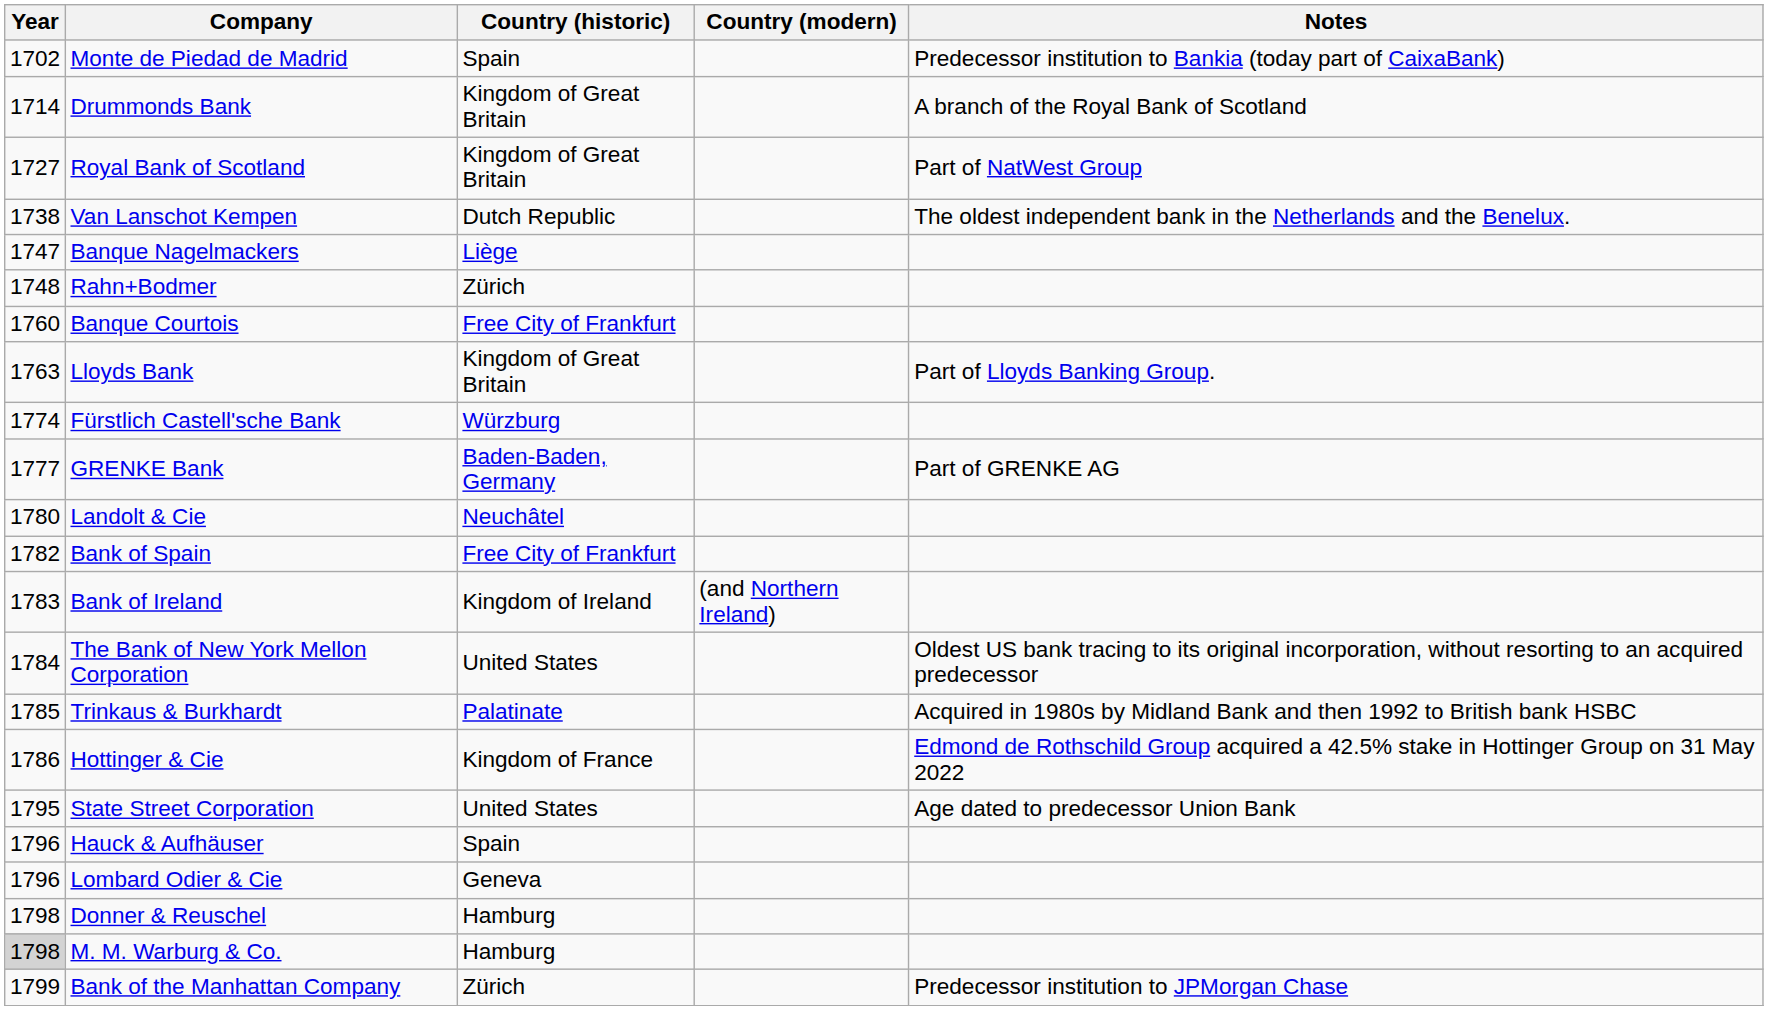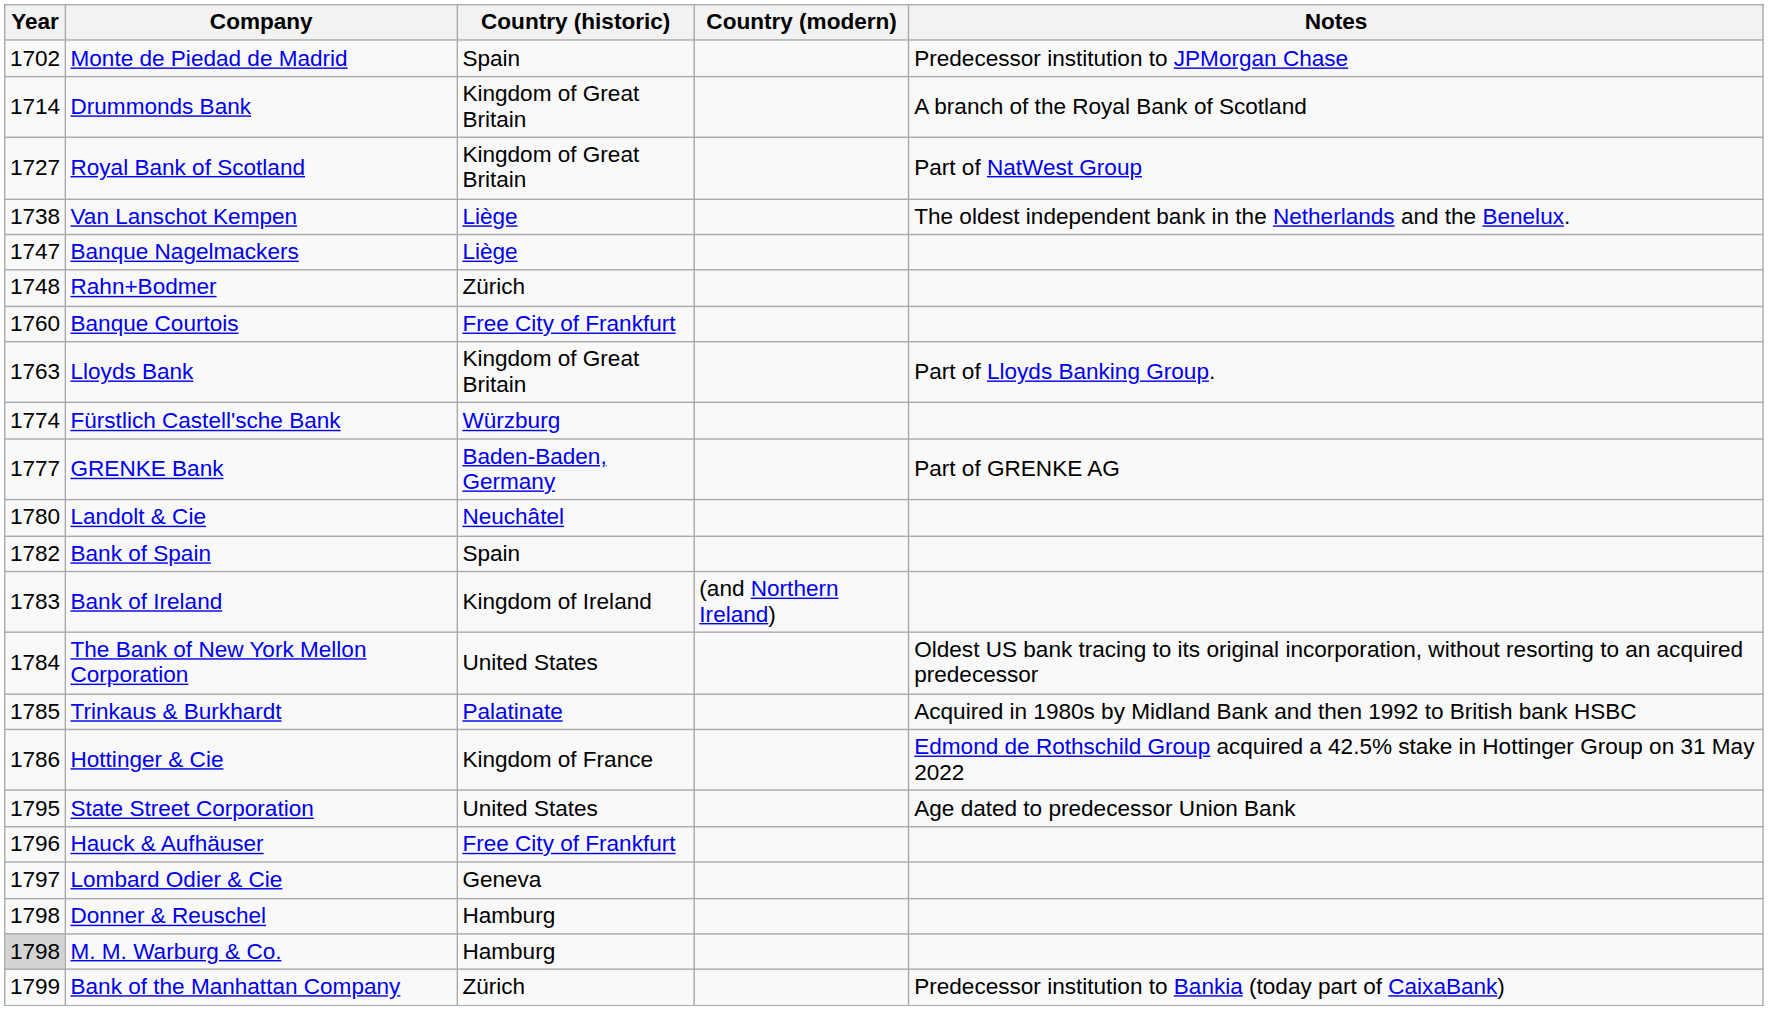(1210, 58) Predecessor institution to Bankia (today part of CaixaBank) -> (1131, 58) Predecessor institution to JPMorgan Chase
(539, 216) Dutch Republic -> (490, 216) Liège
(569, 553) Free City of Frankfurt -> (491, 553) Spain
(491, 844) Spain -> (569, 844) Free City of Frankfurt
(35, 879) 1796 -> (35, 879) 1797
(1131, 987) Predecessor institution to JPMorgan Chase -> (1210, 987) Predecessor institution to Bankia (today part of CaixaBank)
